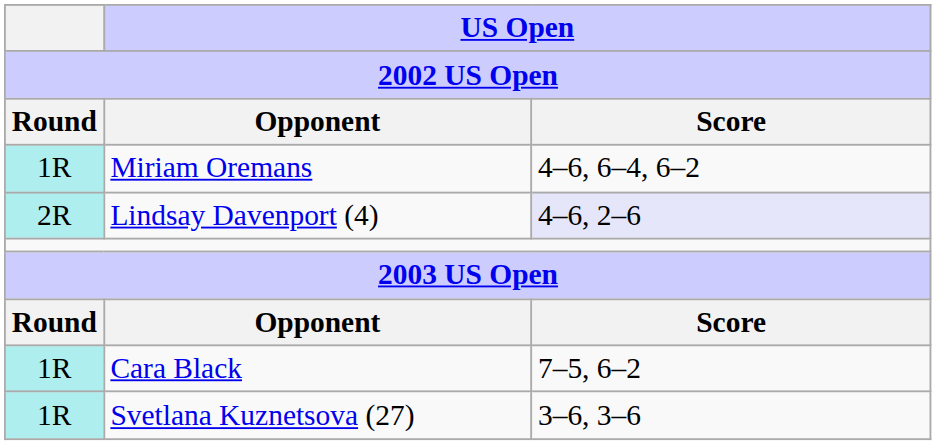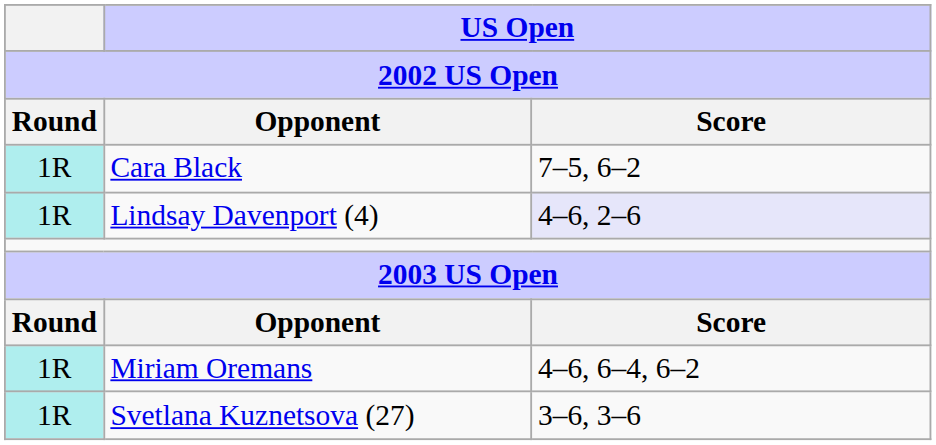rows swapped: (211, 167) <-> (176, 368)
(54, 214) 2R -> (54, 214) 1R
